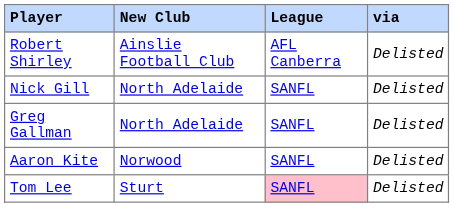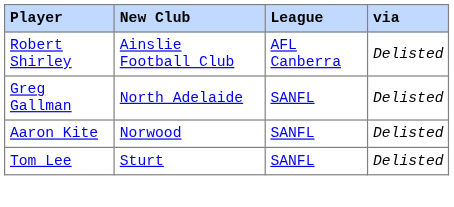- row: (50, 90)
(292, 188) pink background -> (292, 161) no background
